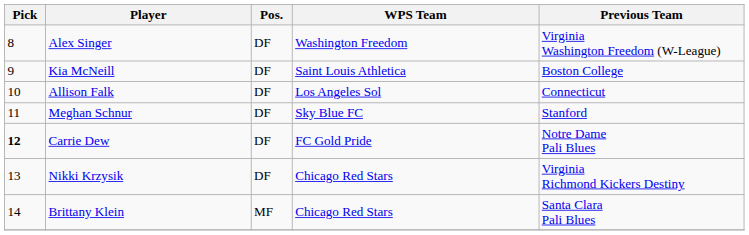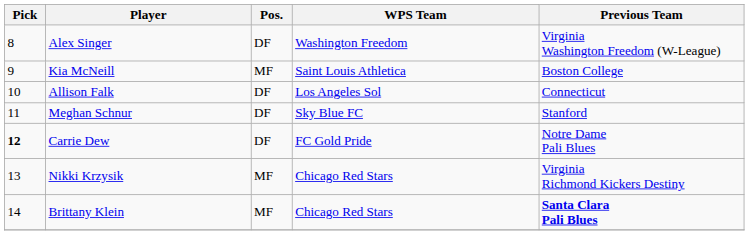(262, 71) DF -> (264, 71) MF
(262, 176) DF -> (264, 176) MF
(572, 212) normal -> (575, 212) bold
